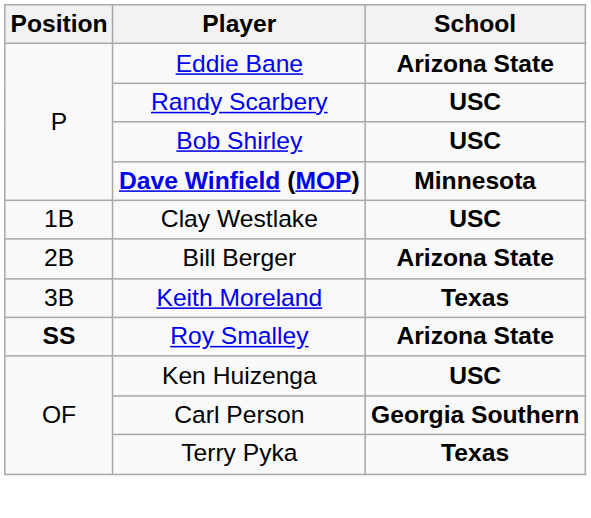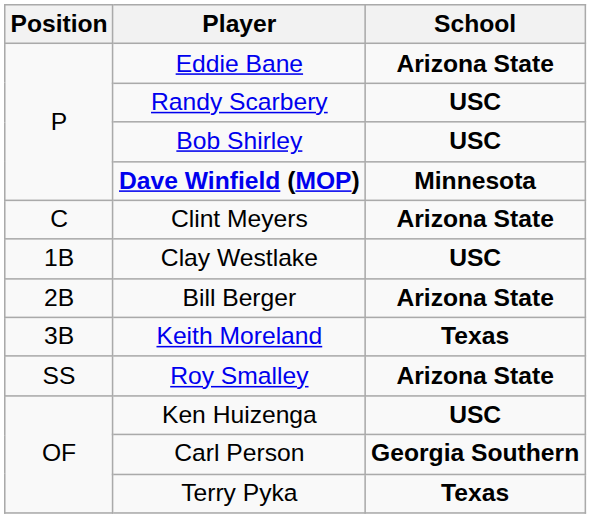+ row: (239, 219)
(59, 336) bold -> (59, 375) normal
